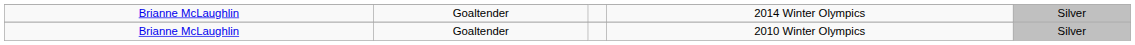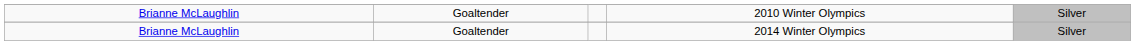rows swapped: (810, 31) <-> (810, 13)
